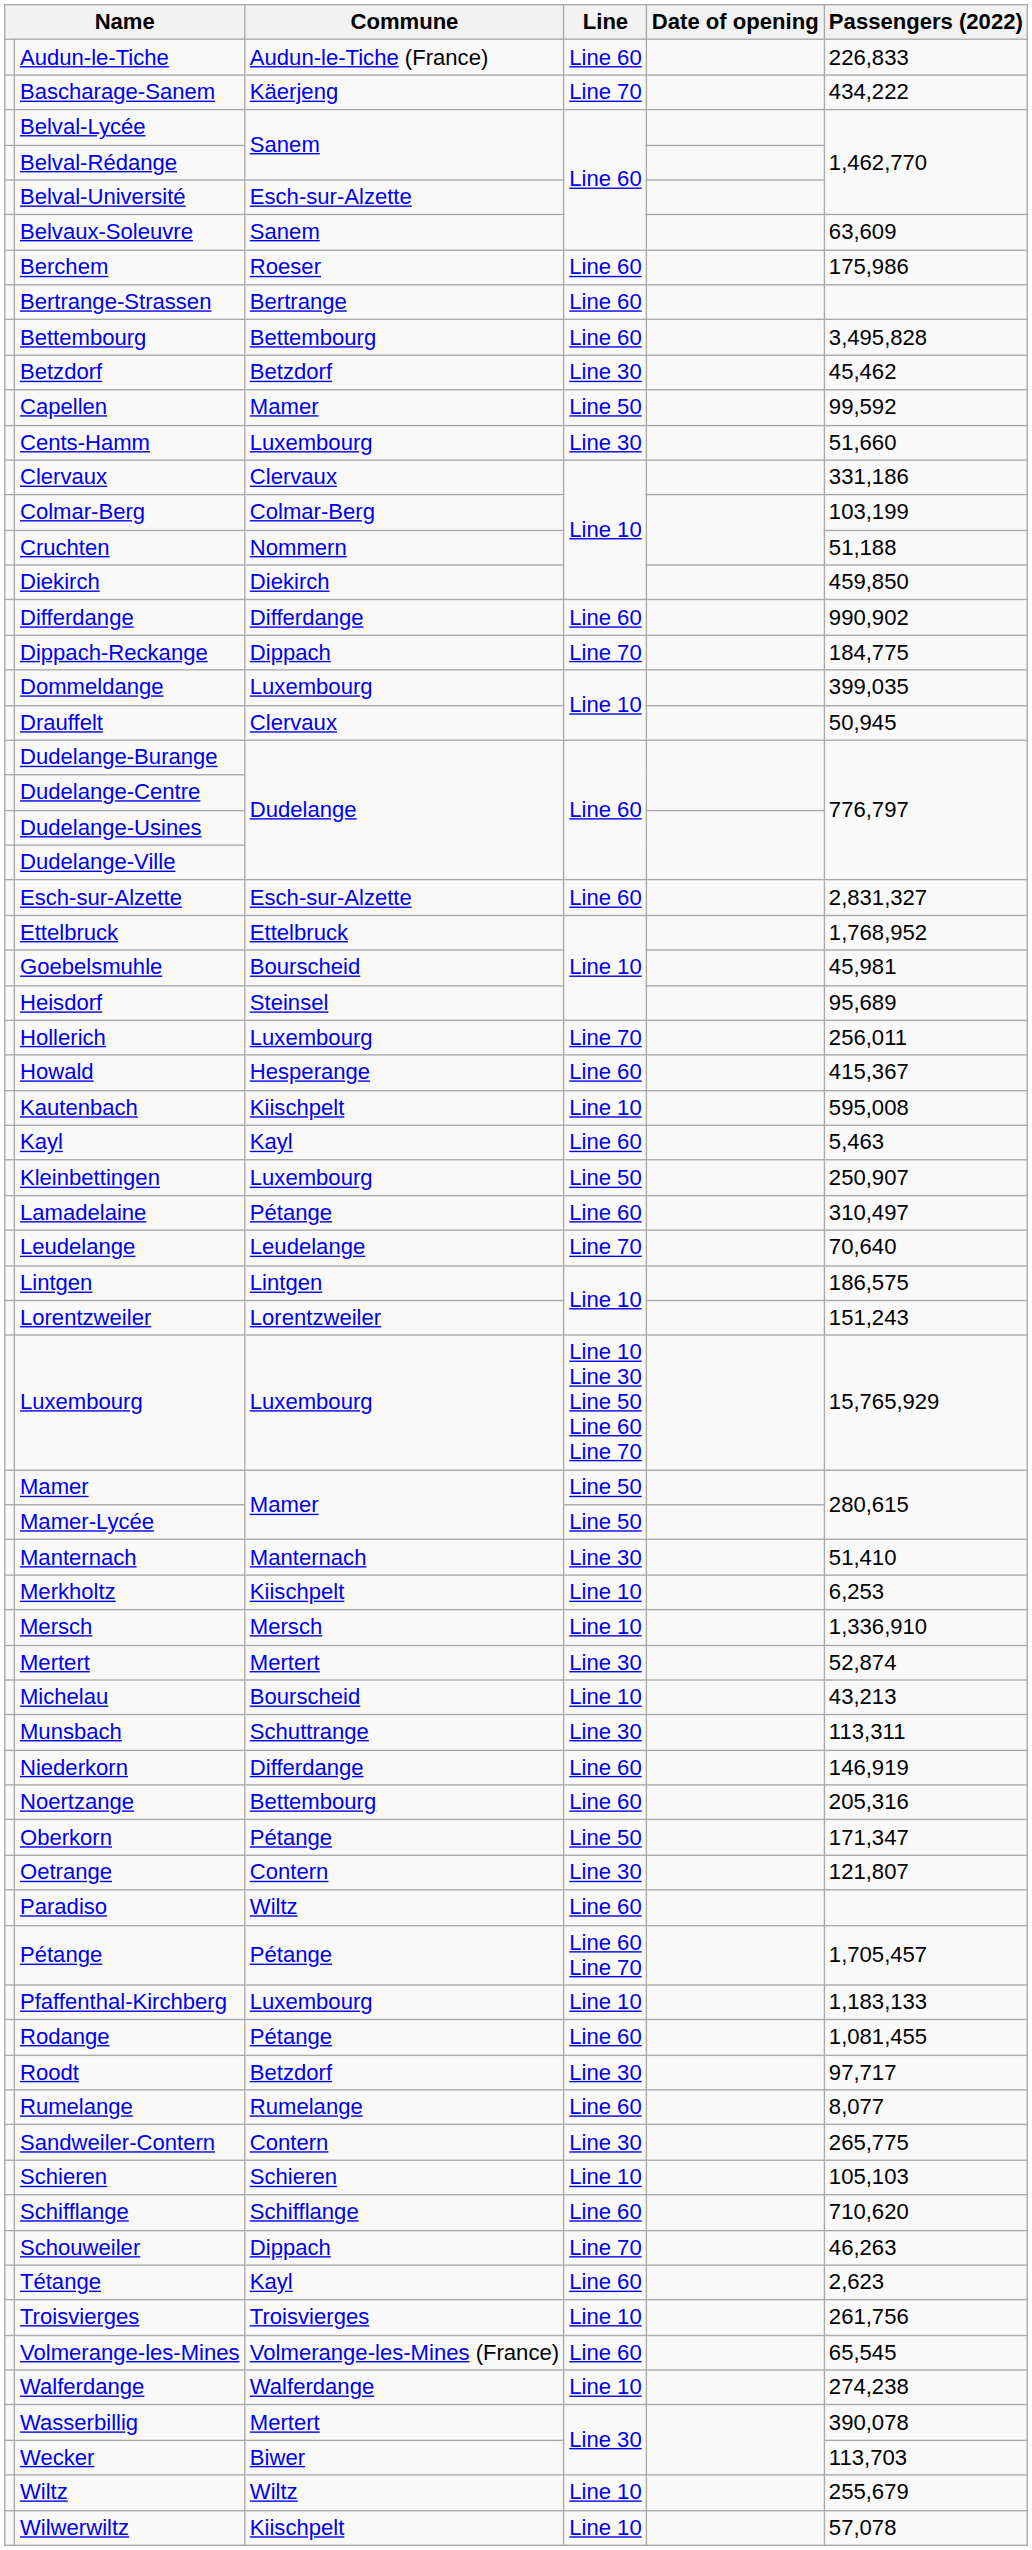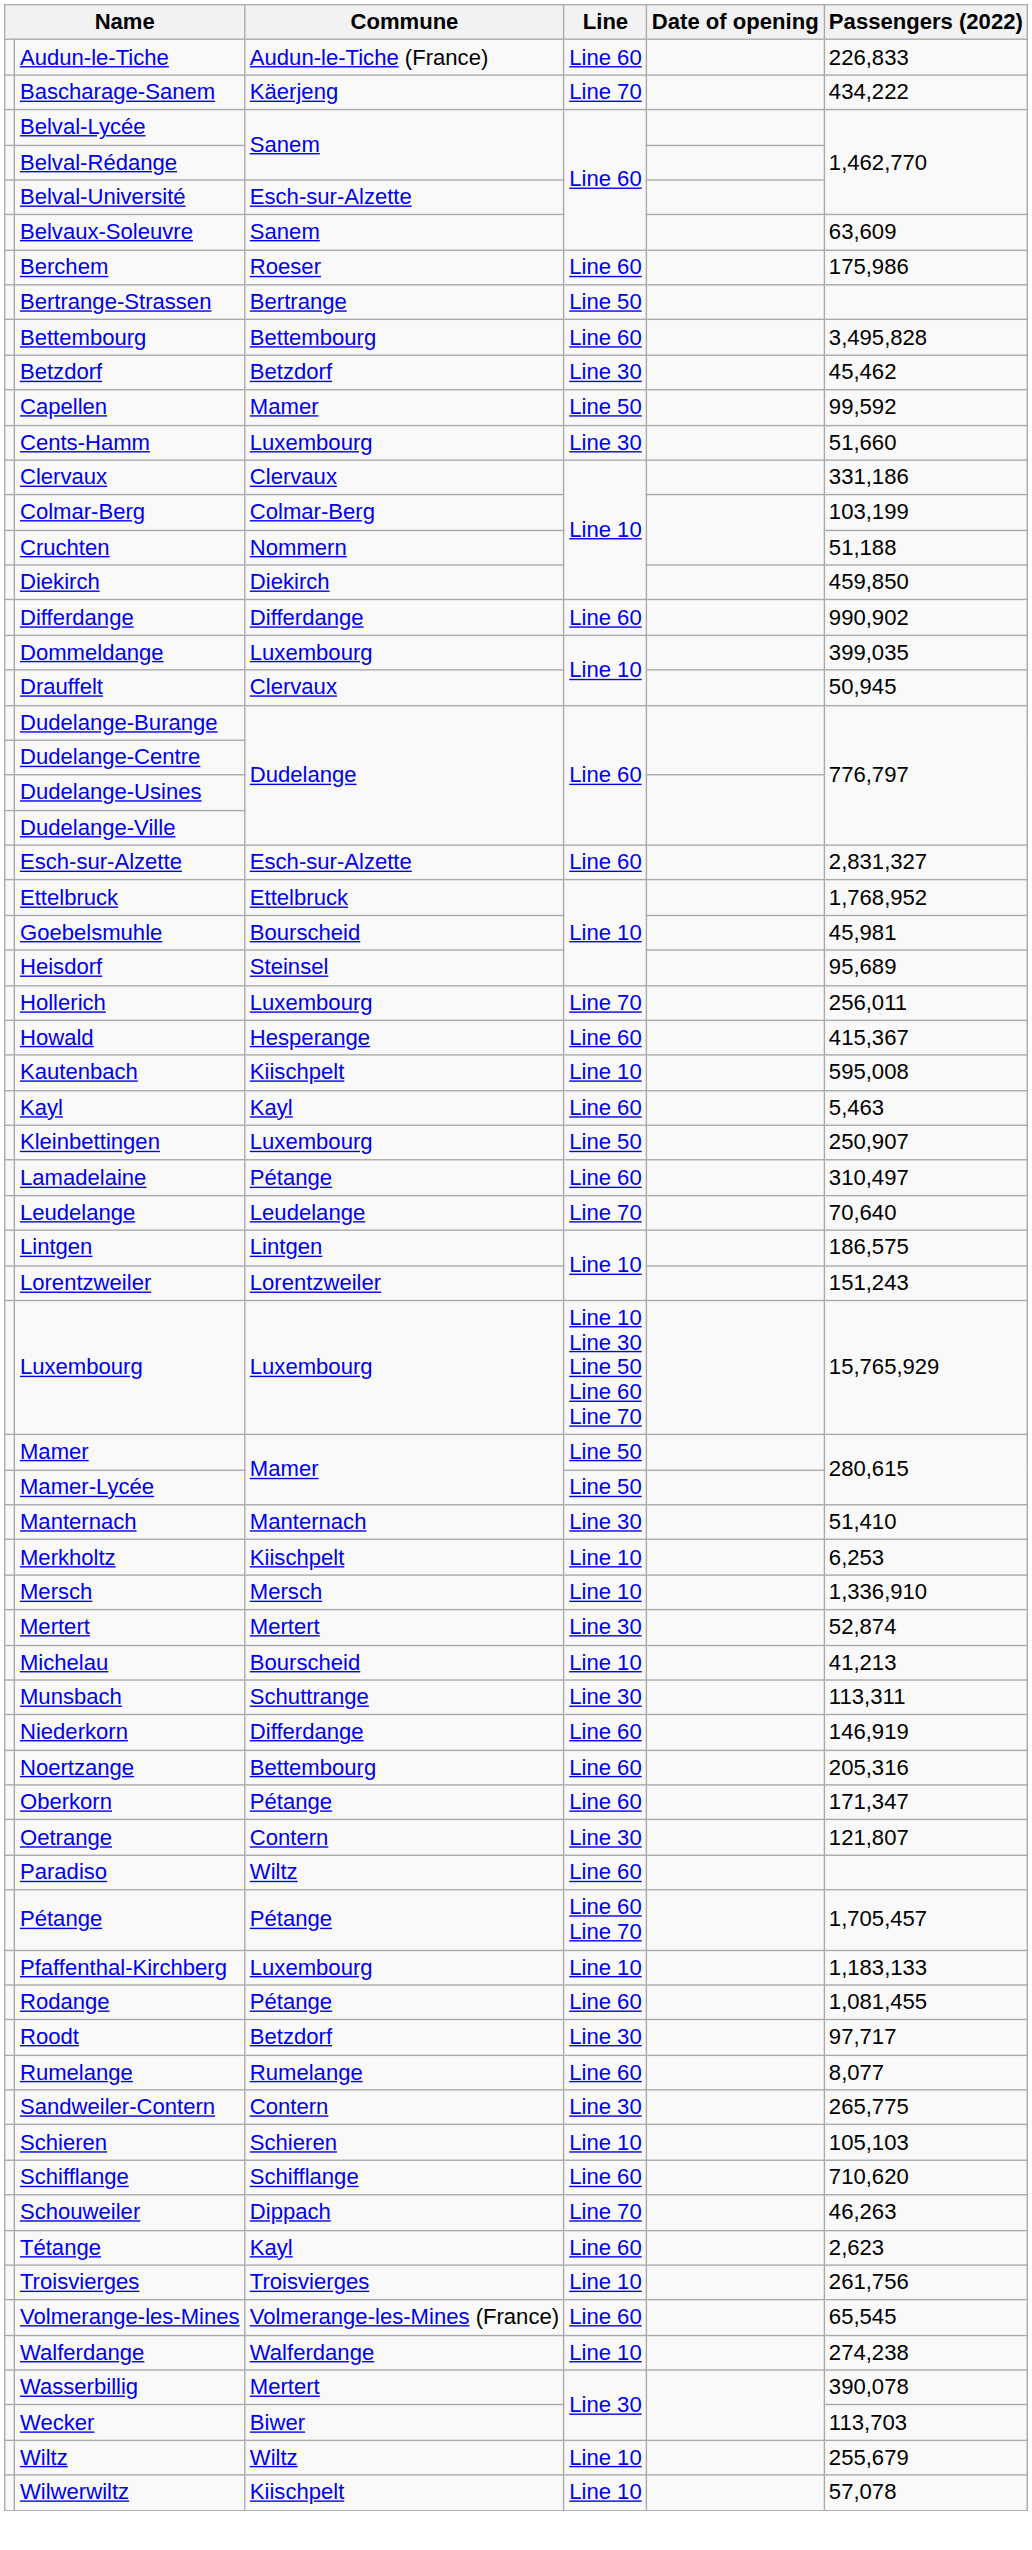(605, 302) Line 60 -> (605, 302) Line 50
- row: (114, 652)
(863, 1697) 43,213 -> (863, 1662) 41,213
(605, 1837) Line 50 -> (605, 1802) Line 60
